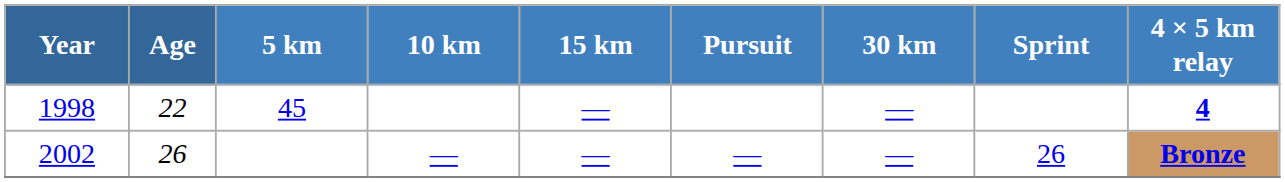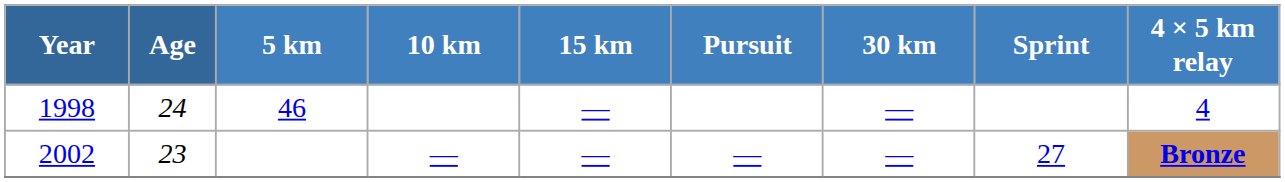(173, 107) 22 -> (173, 107) 24
(292, 107) 45 -> (292, 107) 46
(1203, 107) bold -> (1203, 107) normal
(173, 153) 26 -> (173, 153) 23
(1051, 153) 26 -> (1051, 153) 27
